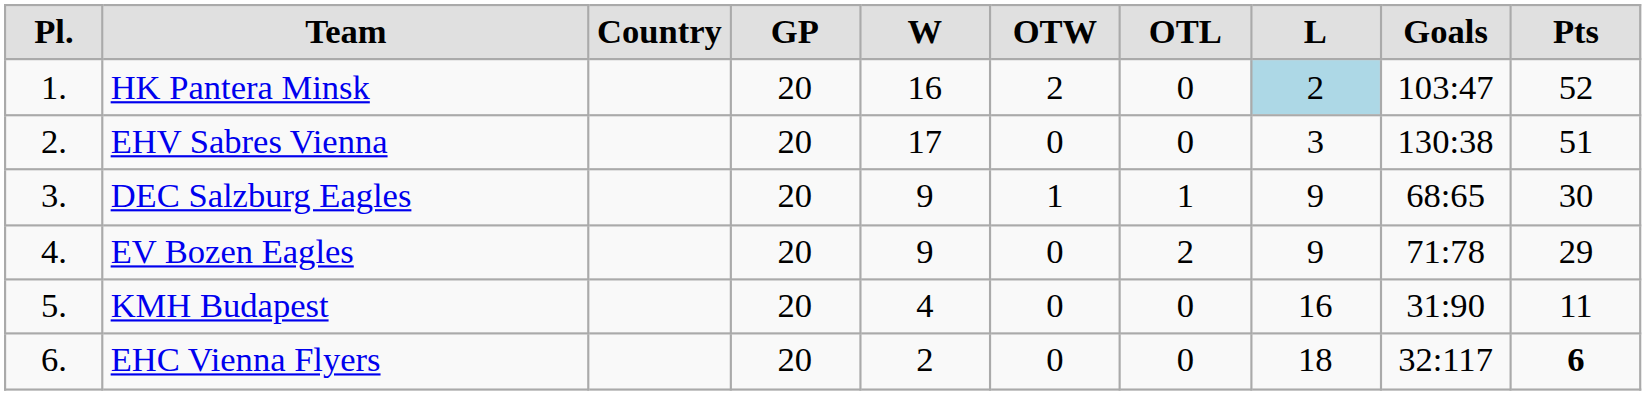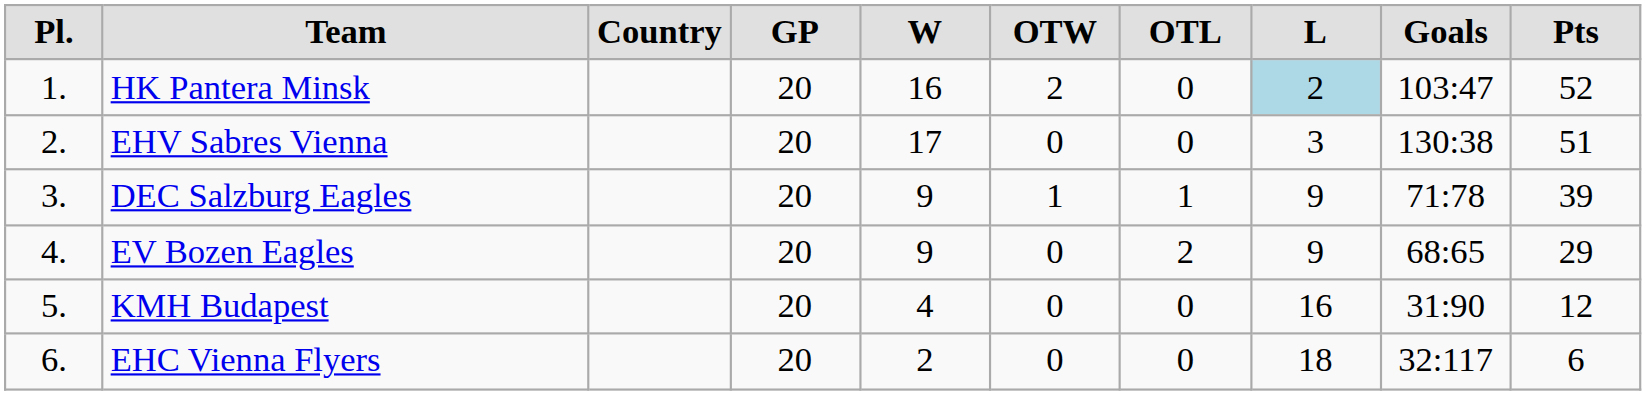(1446, 196) 68:65 -> (1446, 196) 71:78
(1576, 196) 30 -> (1576, 196) 39
(1446, 251) 71:78 -> (1446, 251) 68:65
(1576, 305) 11 -> (1576, 305) 12
(1576, 360) bold -> (1576, 360) normal
